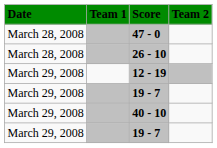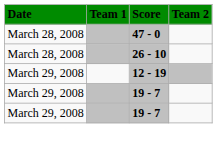- row: (46, 113)
